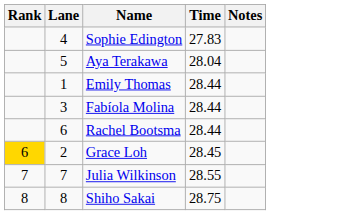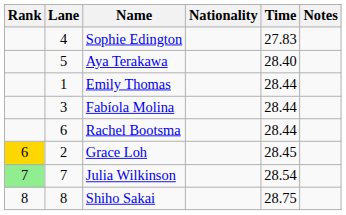+ column: (223, 15)
(205, 61) 28.04 -> (281, 61) 28.40
(25, 175) no background -> (25, 175) lightgreen background
(205, 175) 28.55 -> (281, 175) 28.54
